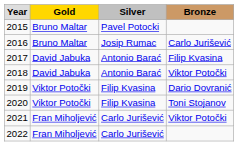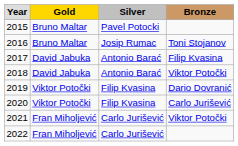(200, 42) Carlo Jurišević -> (197, 42) Toni Stojanov
(197, 103) Toni Stojanov -> (200, 103) Carlo Jurišević
